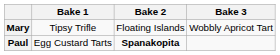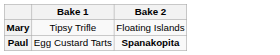- column: (231, 12)
